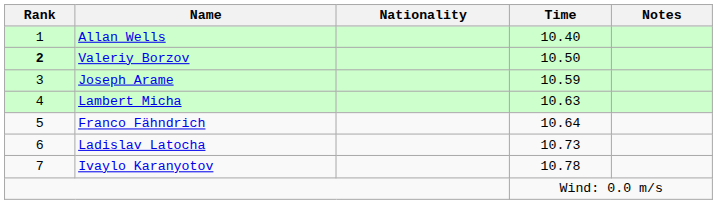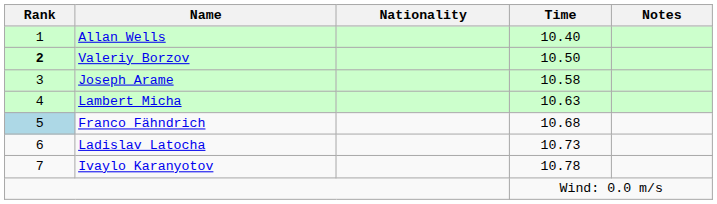(560, 80) 10.59 -> (560, 80) 10.58
(40, 123) no background -> (40, 123) lightblue background
(560, 123) 10.64 -> (560, 123) 10.68
